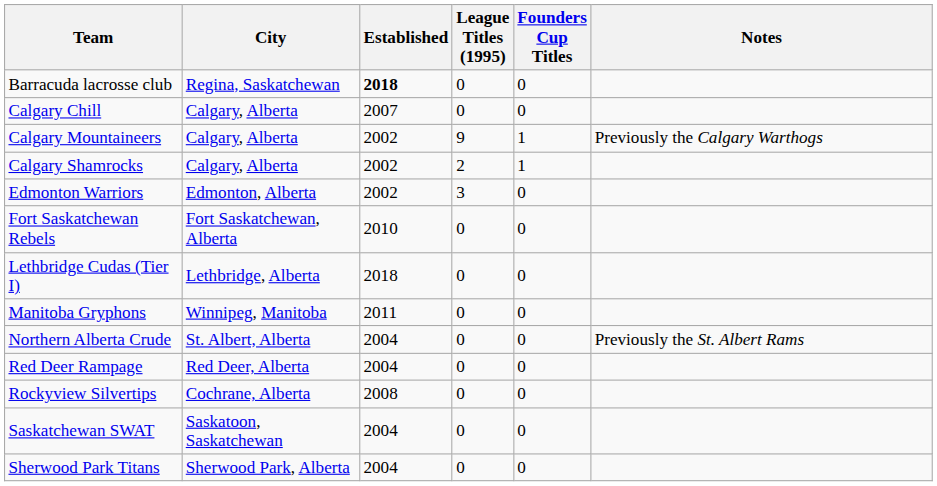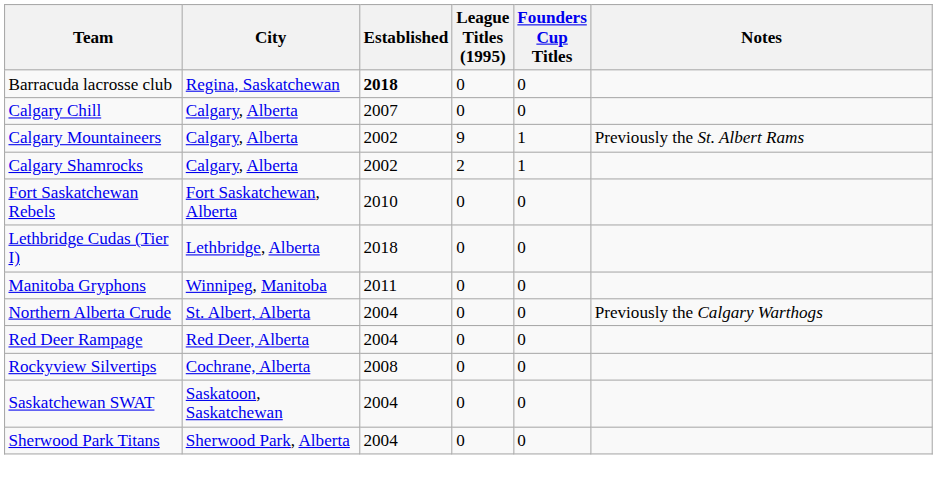(709, 138) Previously the Calgary Warthogs -> (699, 138) Previously the St. Albert Rams
- row: (76, 192)
(699, 339) Previously the St. Albert Rams -> (709, 312) Previously the Calgary Warthogs
